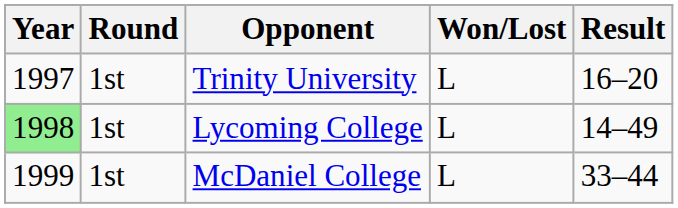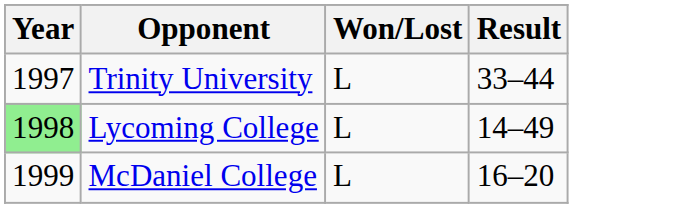- column: (133, 29)
(620, 78) 16–20 -> (515, 78) 33–44
(620, 176) 33–44 -> (515, 176) 16–20
